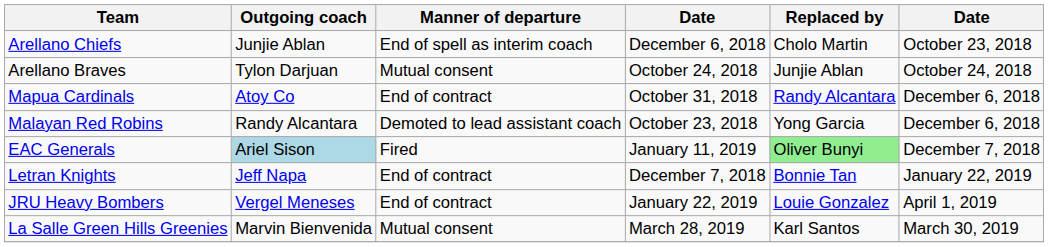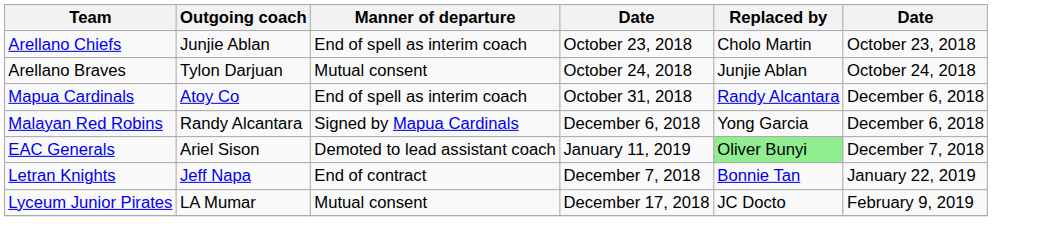(697, 44) December 6, 2018 -> (628, 44) October 23, 2018
(436, 96) End of contract -> (421, 96) End of spell as interim coach
(500, 123) Demoted to lead assistant coach -> (417, 123) Signed by Mapua Cardinals
(693, 123) October 23, 2018 -> (632, 123) December 6, 2018
(275, 149) lightblue background -> (220, 149) no background
(399, 149) Fired -> (435, 149) Demoted to lead assistant coach
- row: (86, 202)
+ row: (90, 202)
- row: (118, 228)
